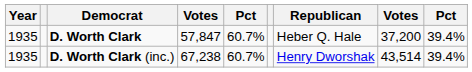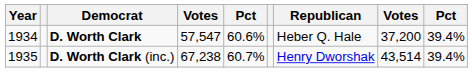(23, 36) 1935 -> (23, 36) 1934
(201, 36) 57,847 -> (201, 36) 57,547
(246, 36) 60.7% -> (246, 36) 60.6%
